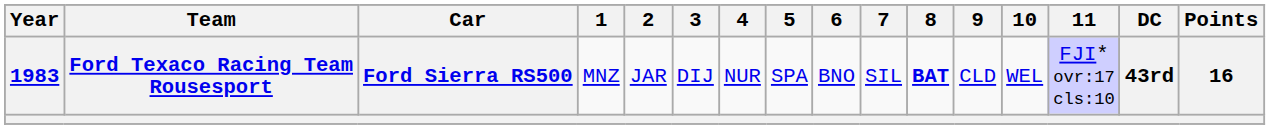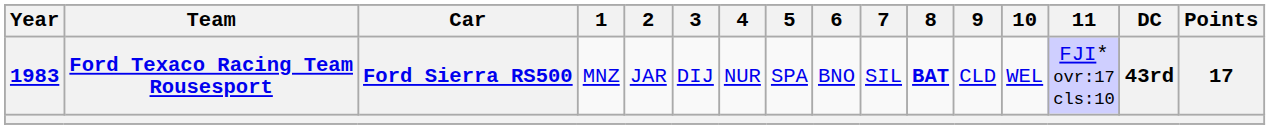(1221, 76) 16 -> (1221, 76) 17
